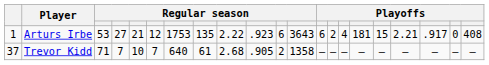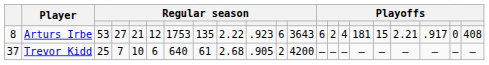(13, 34) 1 -> (13, 34) 8
(103, 51) 71 -> (103, 51) 25
(155, 51) 7 -> (155, 51) 6
(302, 51) 1358 -> (302, 51) 4200
